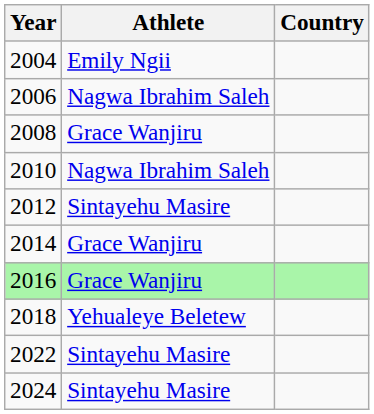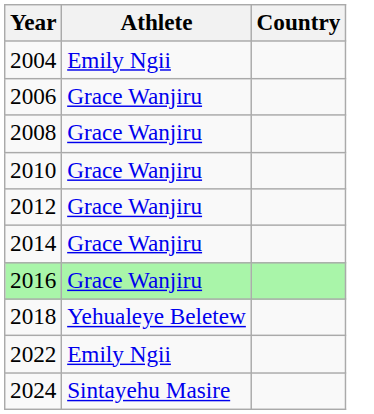(168, 96) Nagwa Ibrahim Saleh -> (135, 96) Grace Wanjiru
(168, 170) Nagwa Ibrahim Saleh -> (135, 170) Grace Wanjiru
(149, 206) Sintayehu Masire -> (135, 206) Grace Wanjiru
(149, 354) Sintayehu Masire -> (119, 354) Emily Ngii
